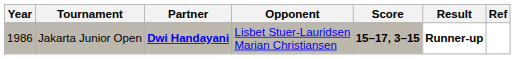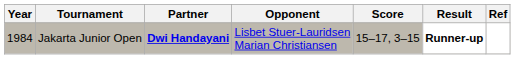(20, 38) 1986 -> (20, 38) 1984
(388, 38) bold -> (388, 38) normal
